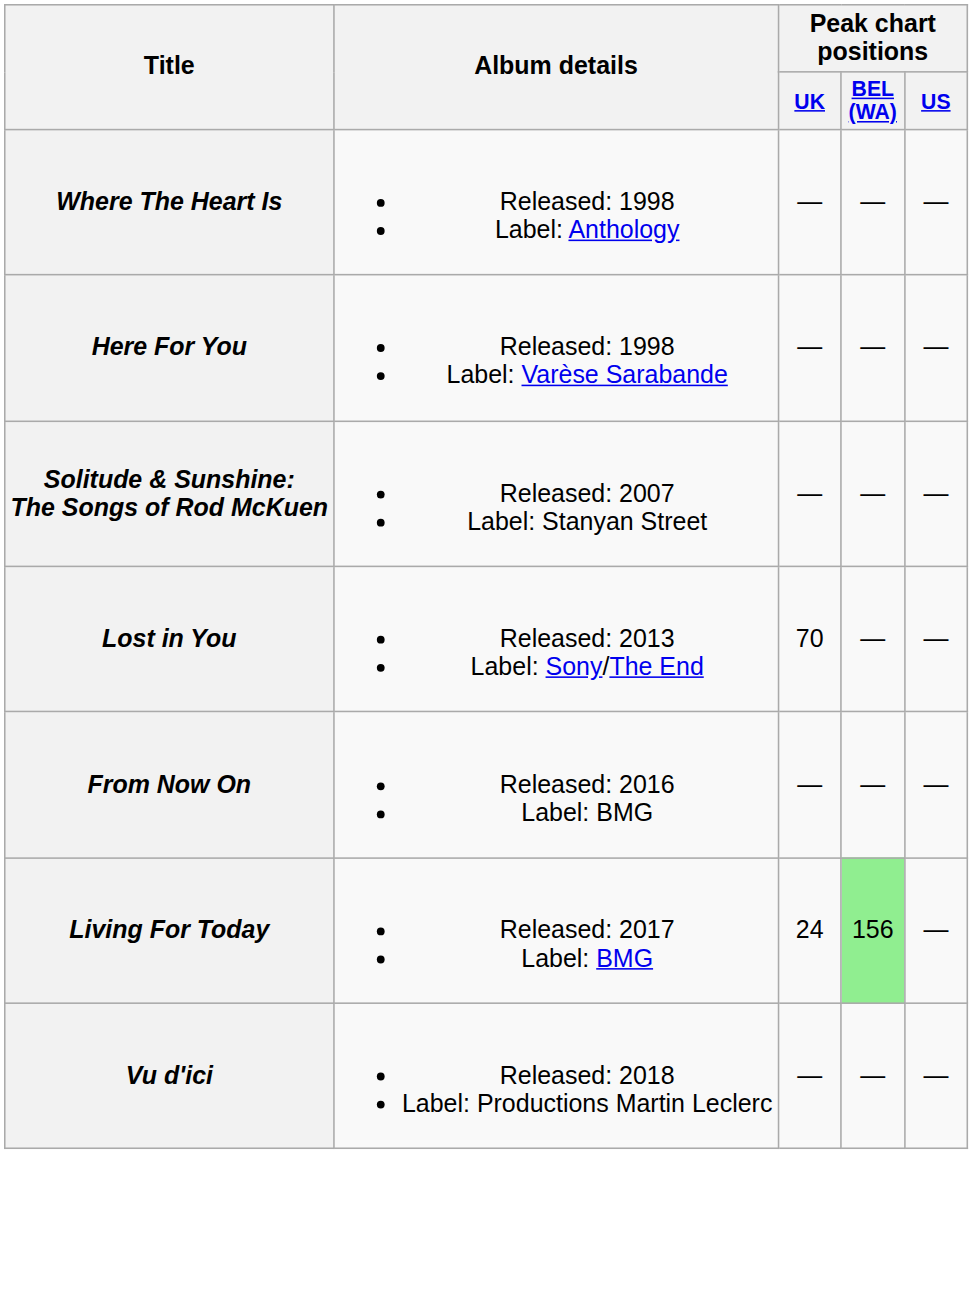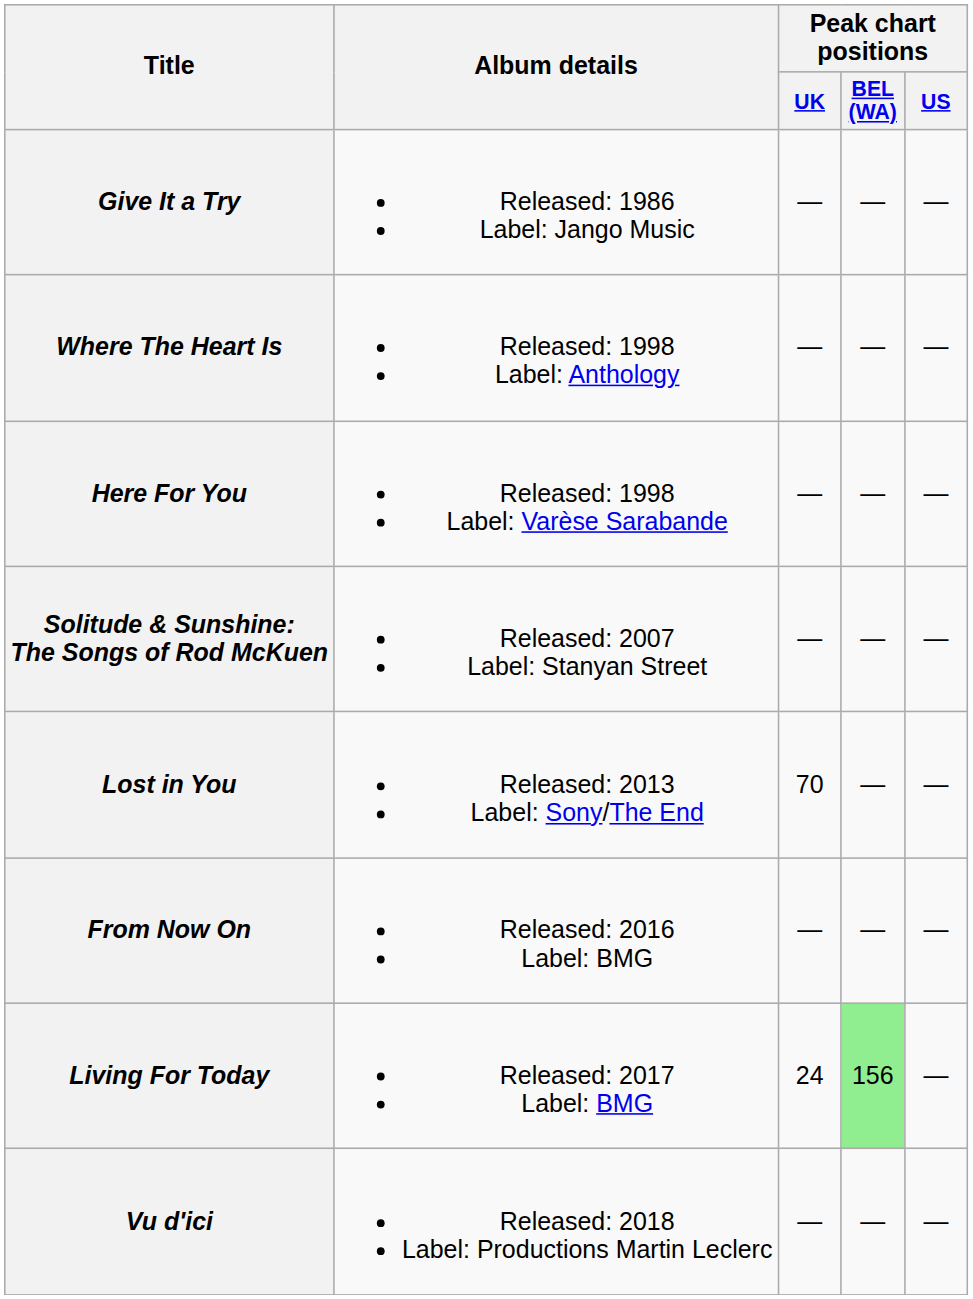+ row: (169, 201)
